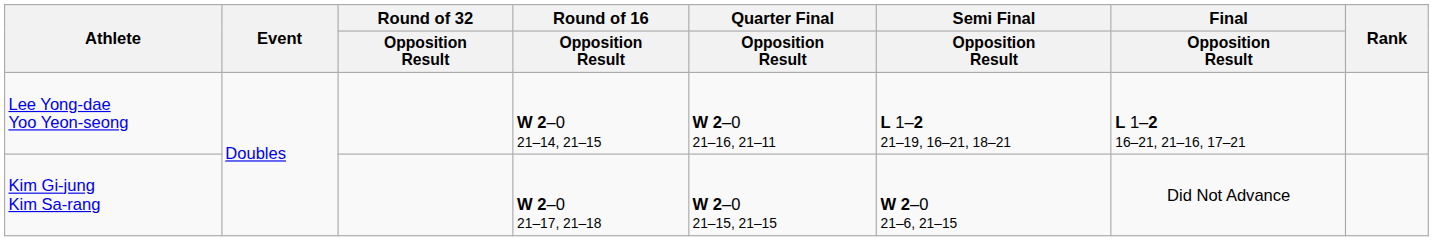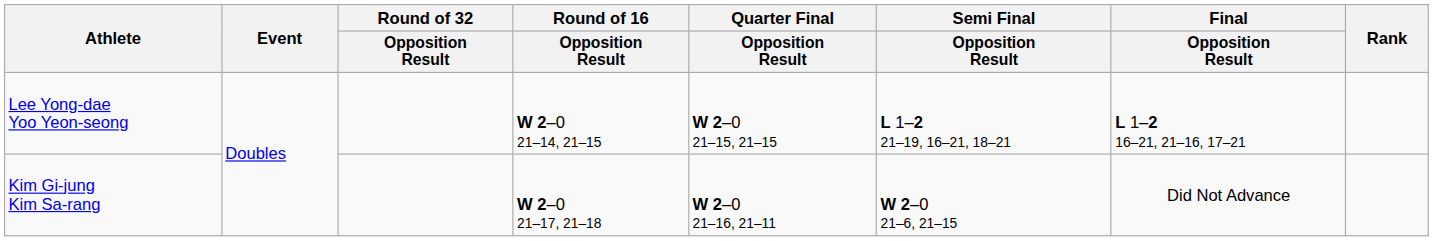(734, 132) W 2–0 21–16, 21–11 -> (735, 132) W 2–0 21–15, 21–15
(735, 214) W 2–0 21–15, 21–15 -> (734, 214) W 2–0 21–16, 21–11
